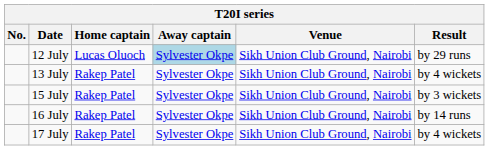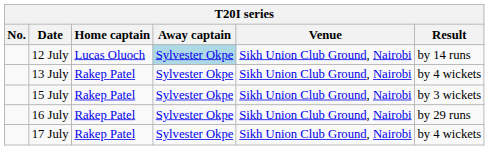(444, 54) by 29 runs -> (444, 54) by 14 runs
(444, 114) by 14 runs -> (444, 114) by 29 runs
